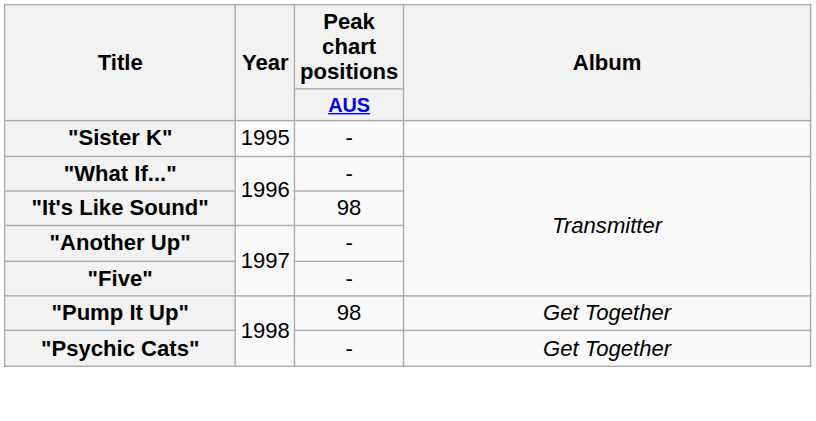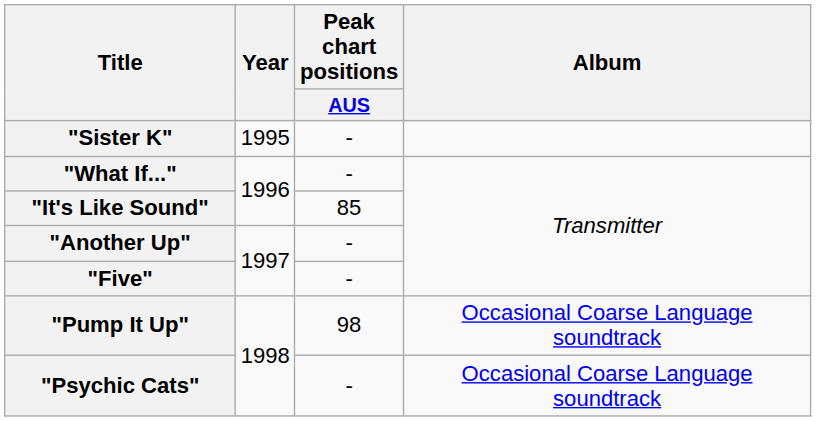(349, 208) 98 -> (349, 208) 85
(607, 313) Get Together -> (607, 325) Occasional Coarse Language soundtrack
(607, 348) Get Together -> (607, 385) Occasional Coarse Language soundtrack
